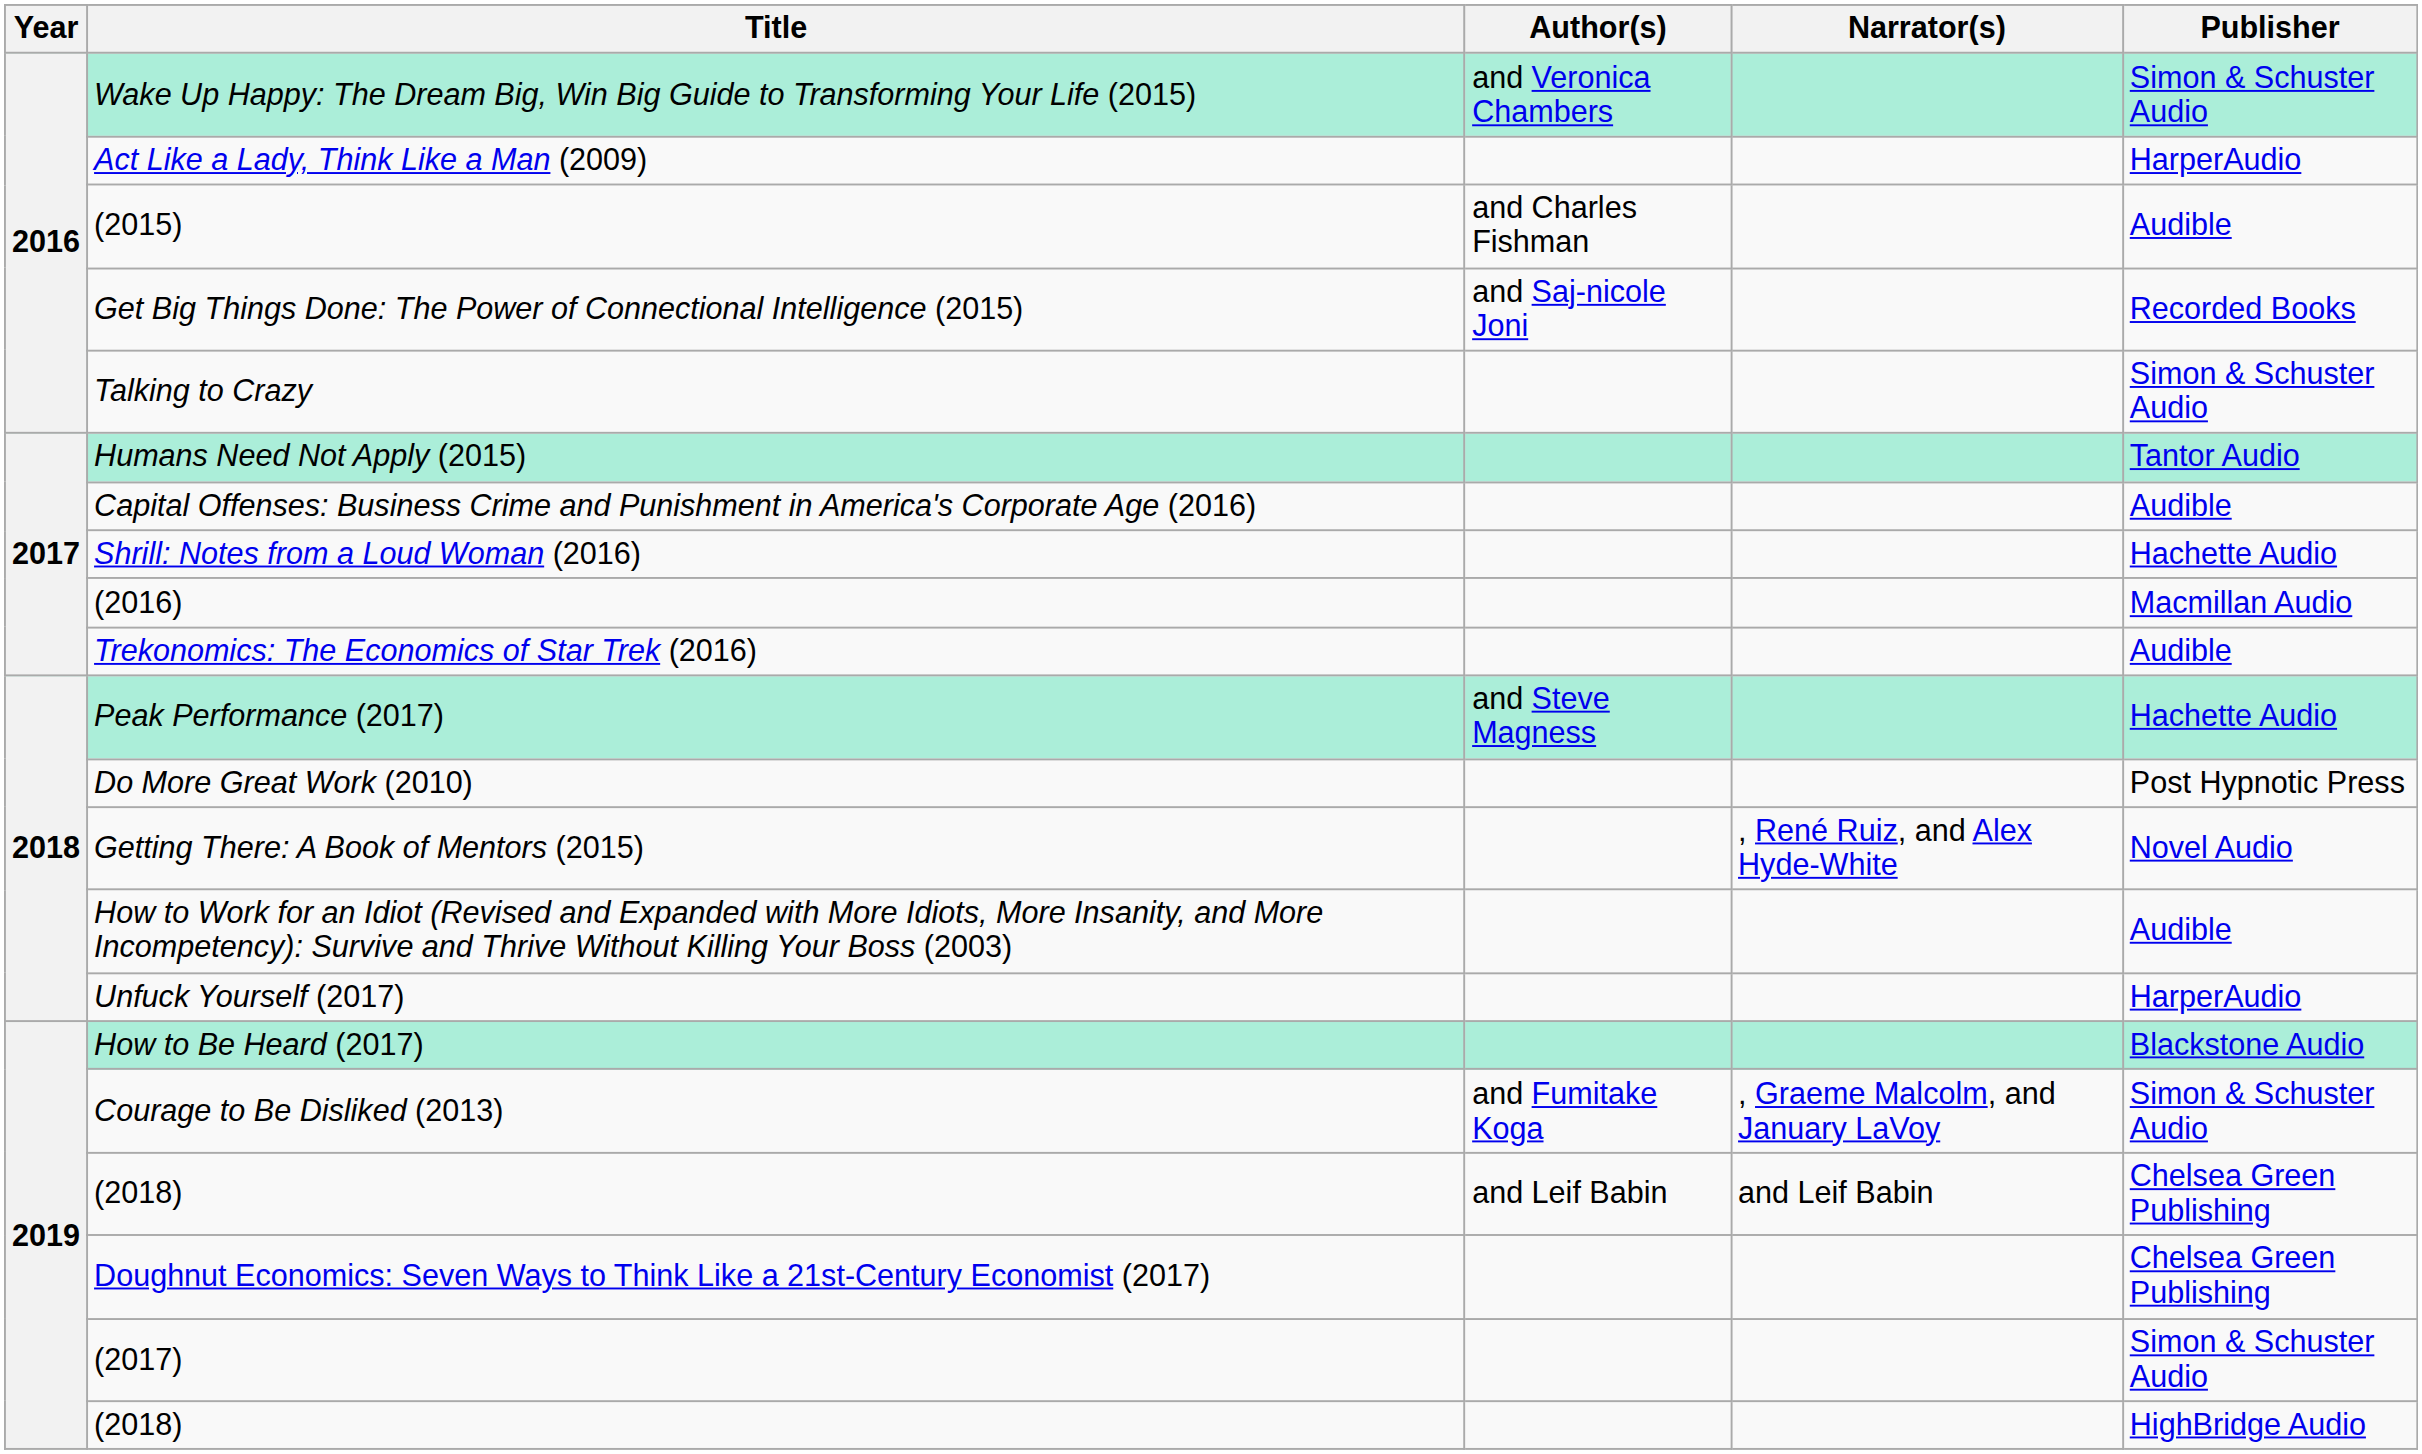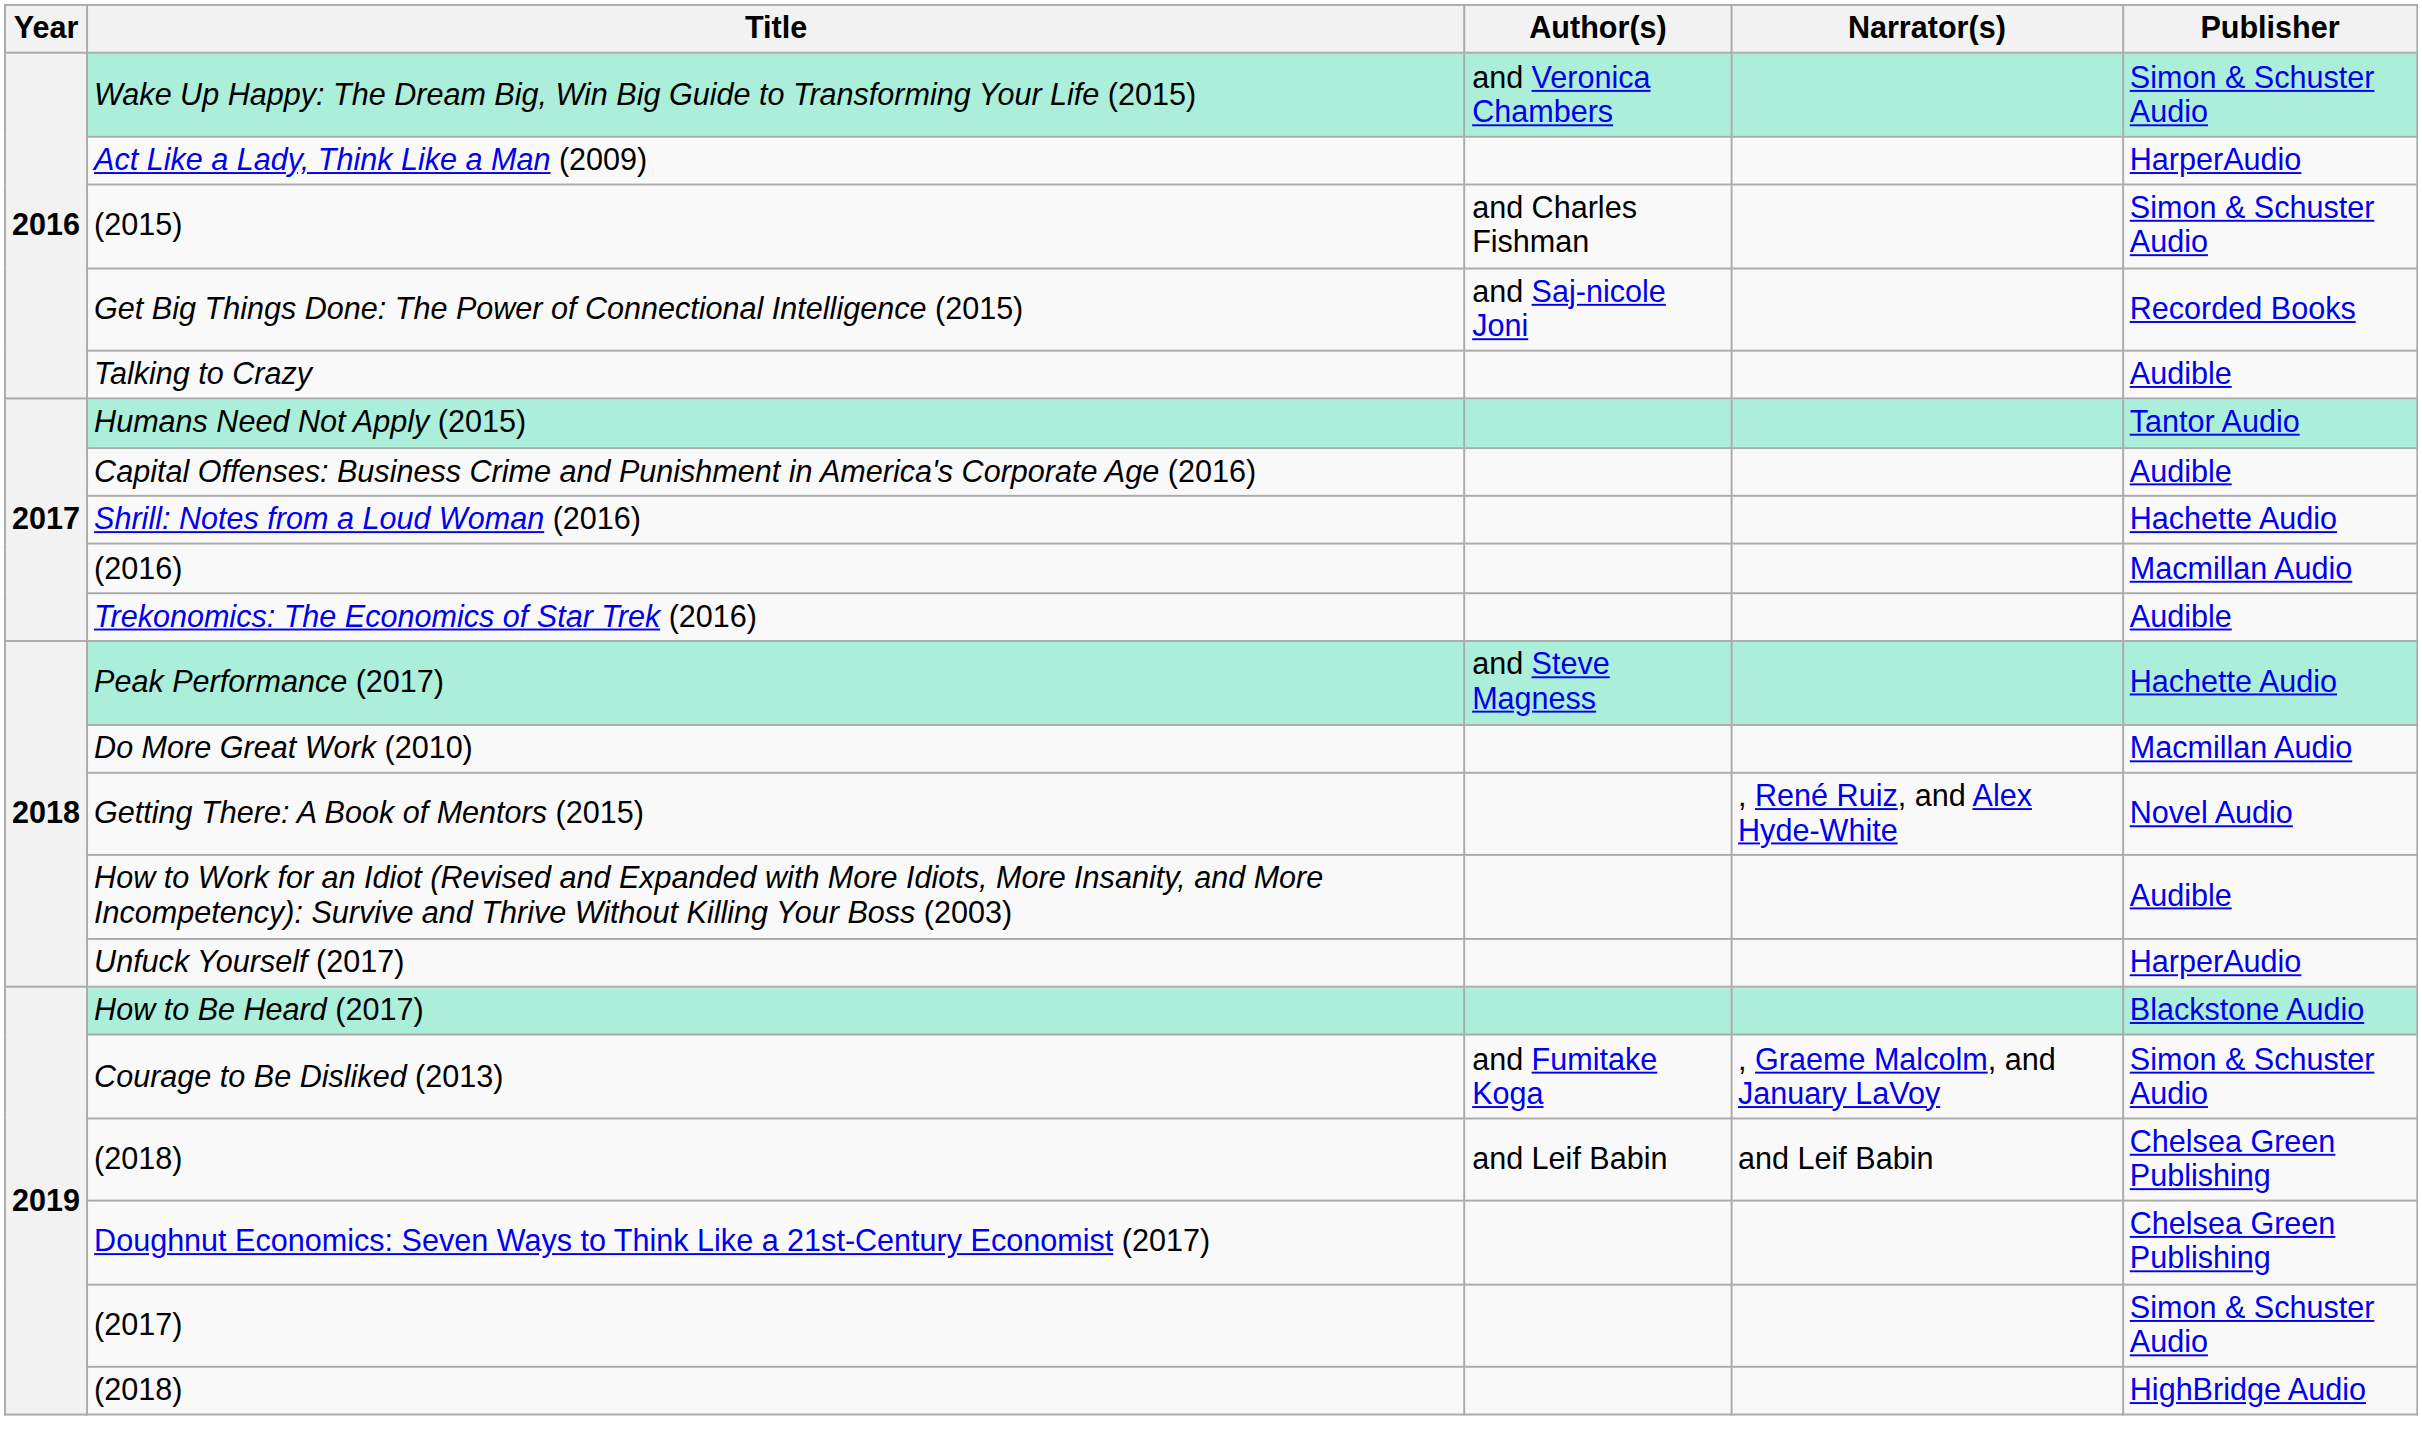(2181, 225) Audible -> (2252, 225) Simon & Schuster Audio
(2252, 391) Simon & Schuster Audio -> (2181, 374) Audible
(2267, 782) Post Hypnotic Press -> (2241, 747) Macmillan Audio
